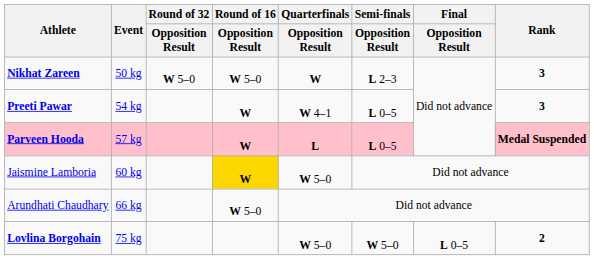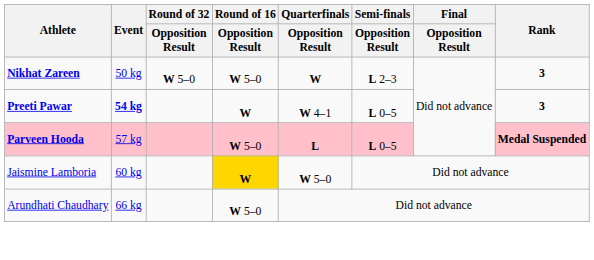(129, 106) normal -> (128, 106) bold
(245, 146) W -> (245, 146) W 5–0
- row: (54, 238)
